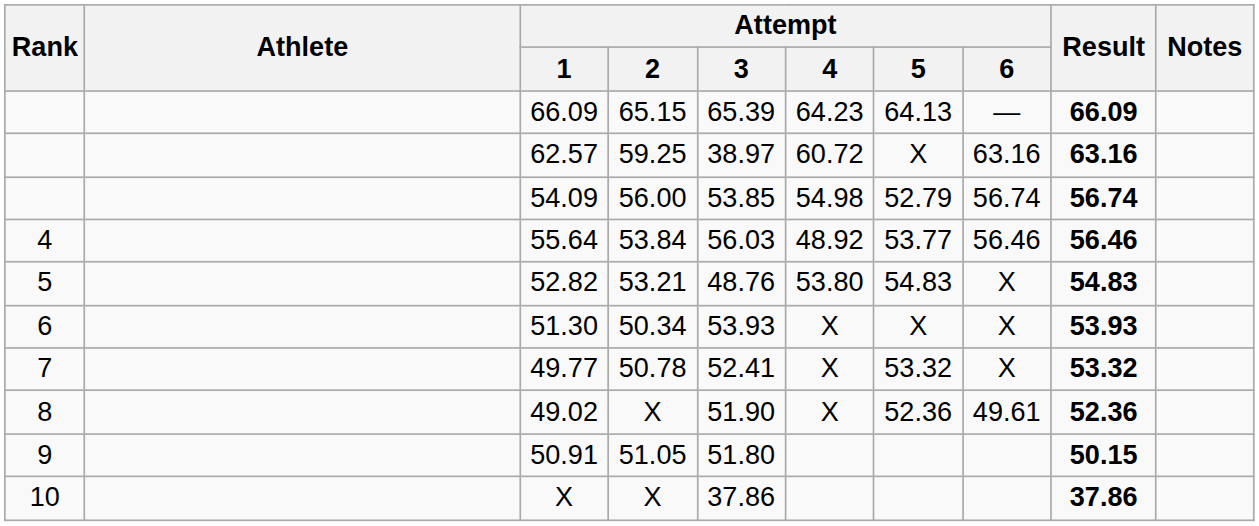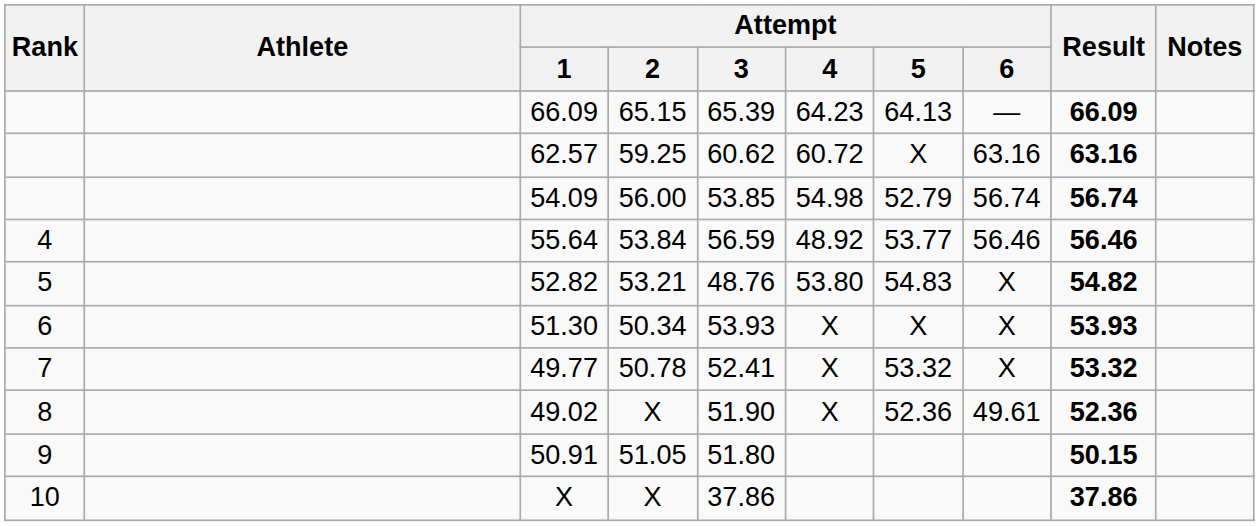(741, 154) 38.97 -> (741, 154) 60.62
(741, 240) 56.03 -> (741, 240) 56.59
(1104, 283) 54.83 -> (1104, 283) 54.82
